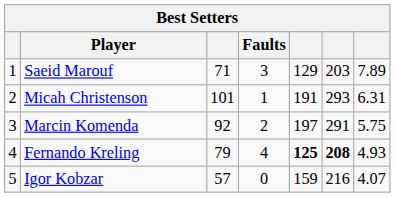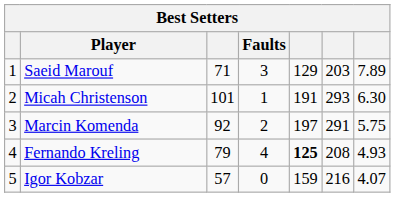(372, 98) 6.31 -> (372, 98) 6.30
(338, 152) bold -> (338, 152) normal
